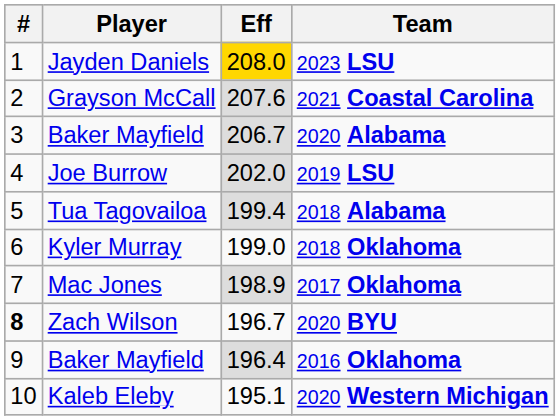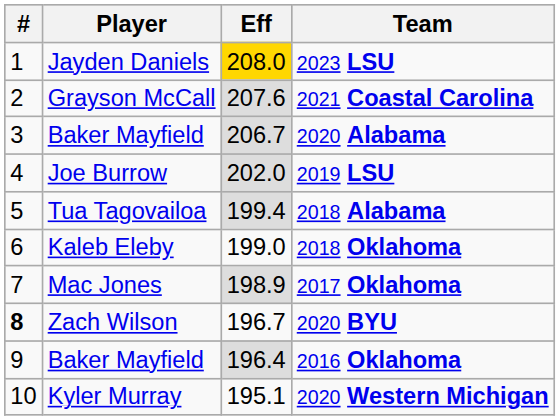(115, 248) Kyler Murray -> (111, 248) Kaleb Eleby
(111, 397) Kaleb Eleby -> (115, 397) Kyler Murray
